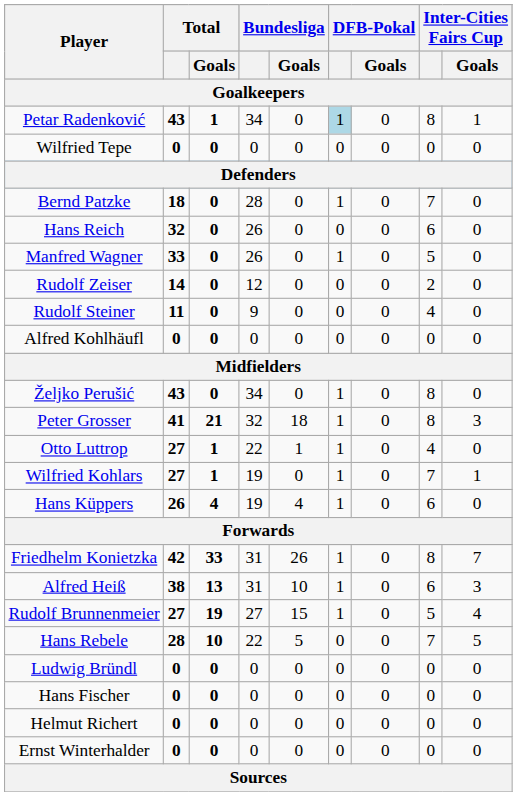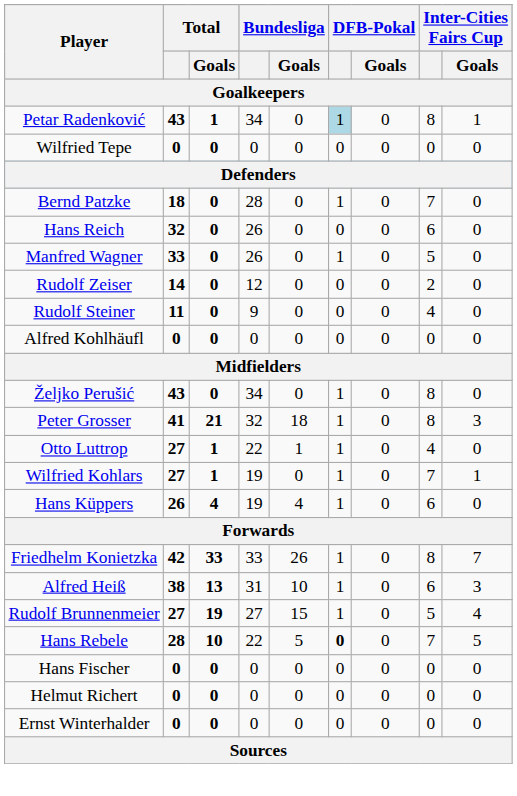(254, 558) 31 -> (254, 558) 33
(340, 640) normal -> (340, 640) bold
- row: (84, 667)
